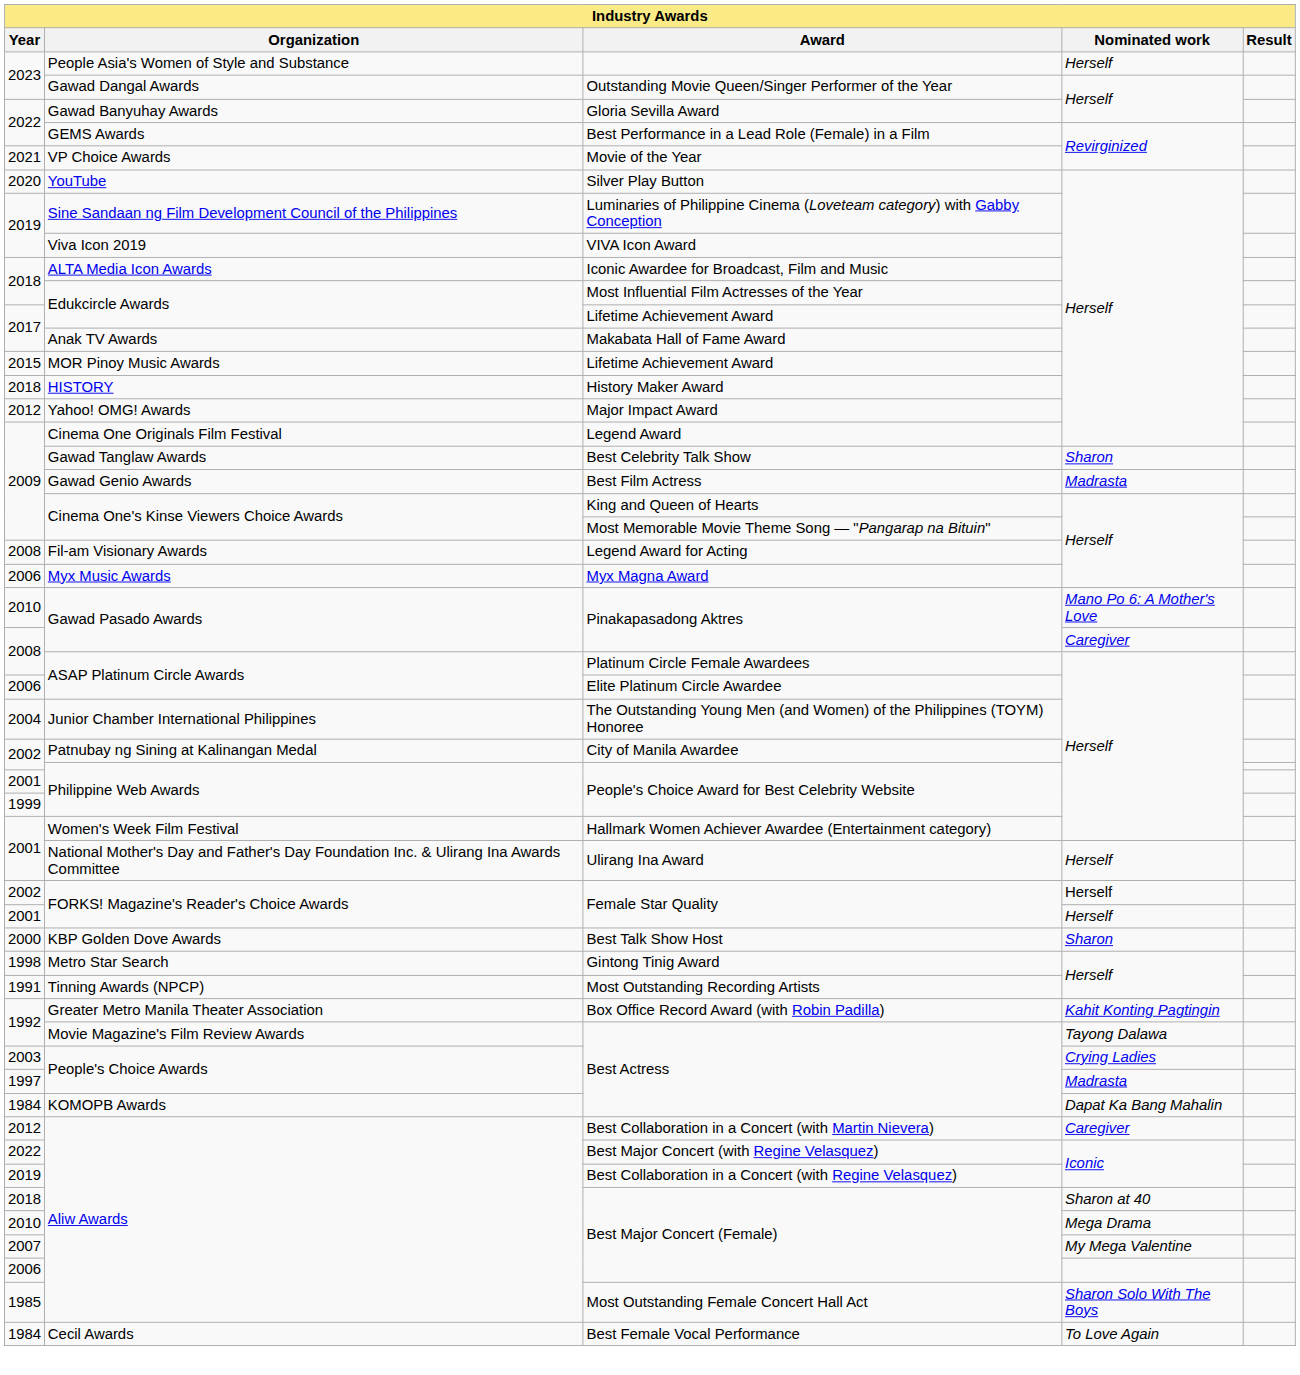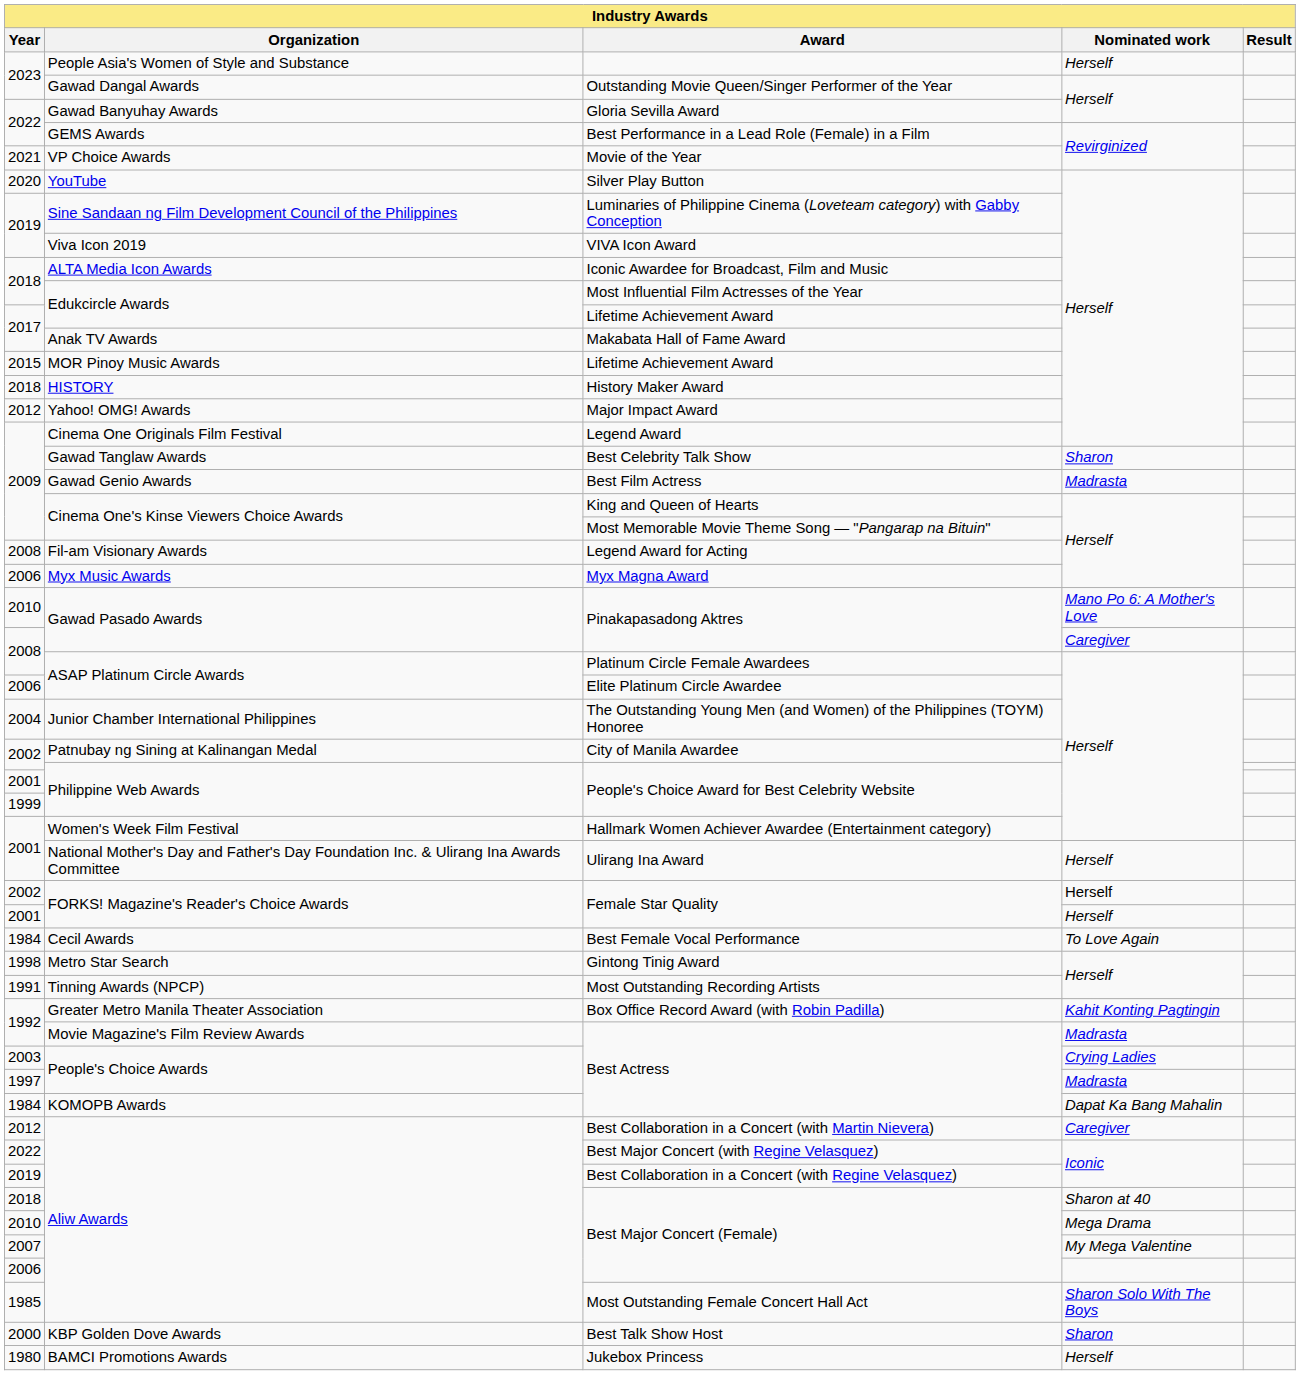rows swapped: (24, 939) <-> (24, 1333)
(1116, 1034) Tayong Dalawa -> (1096, 1034) Madrasta
+ row: (24, 1357)
